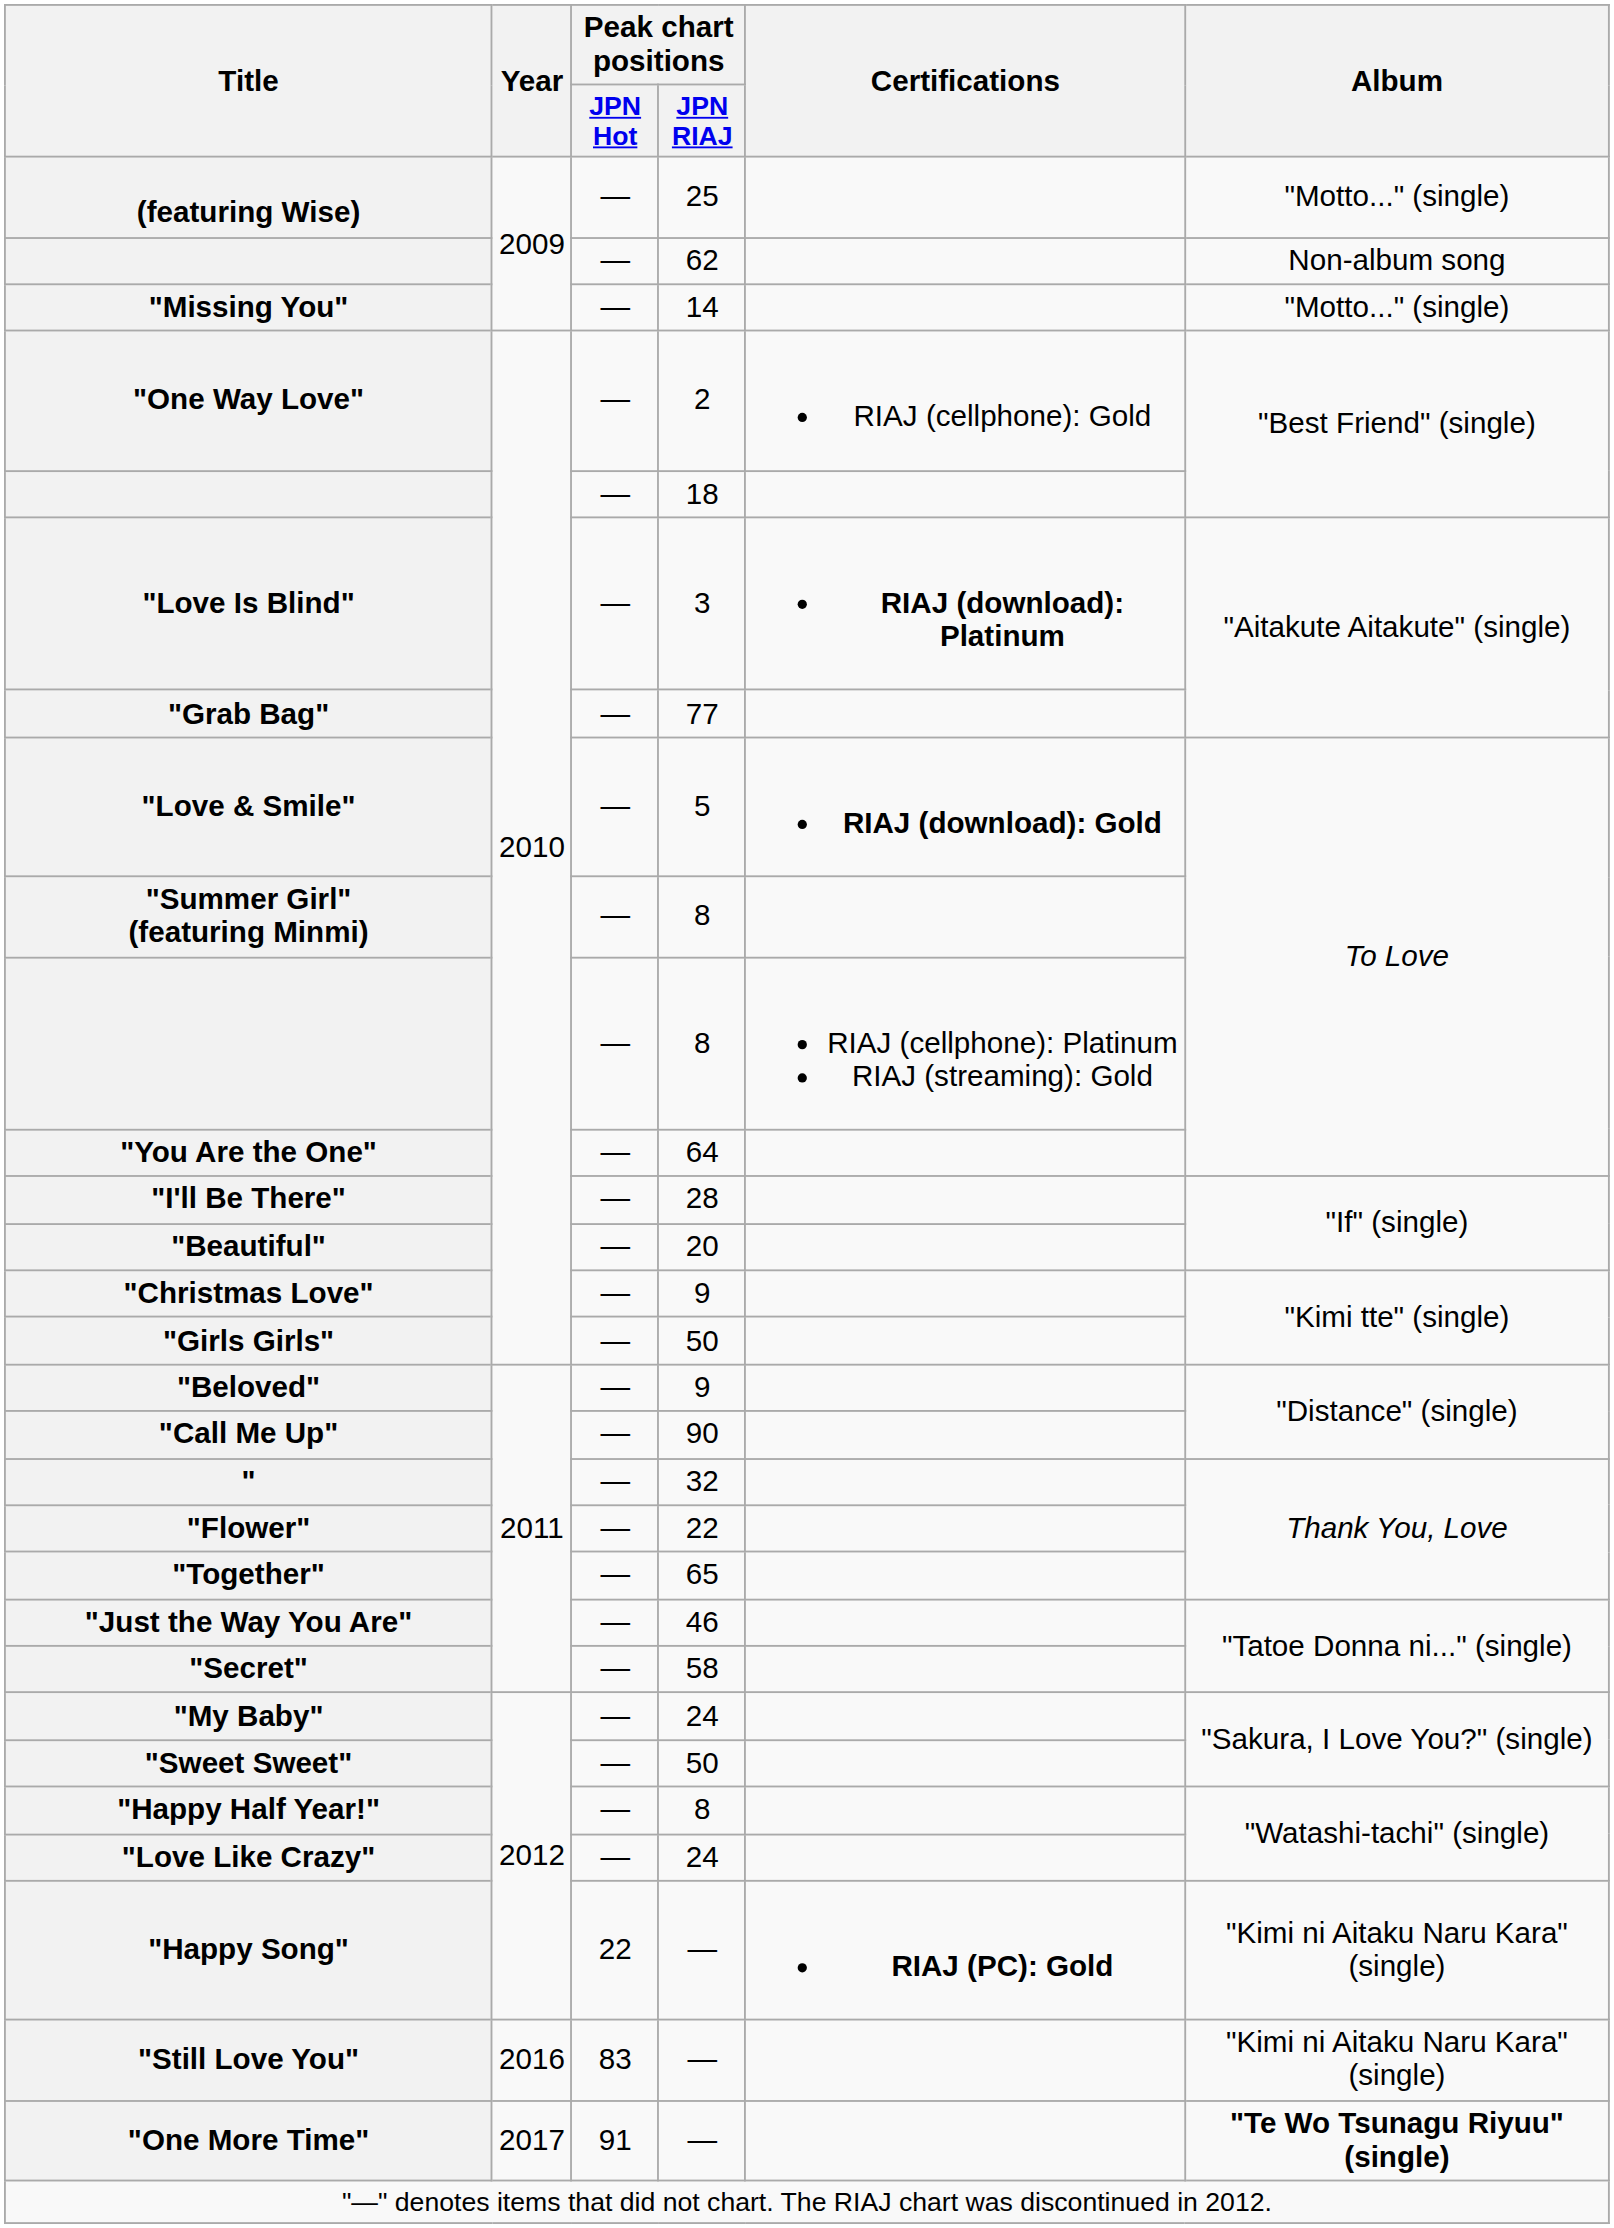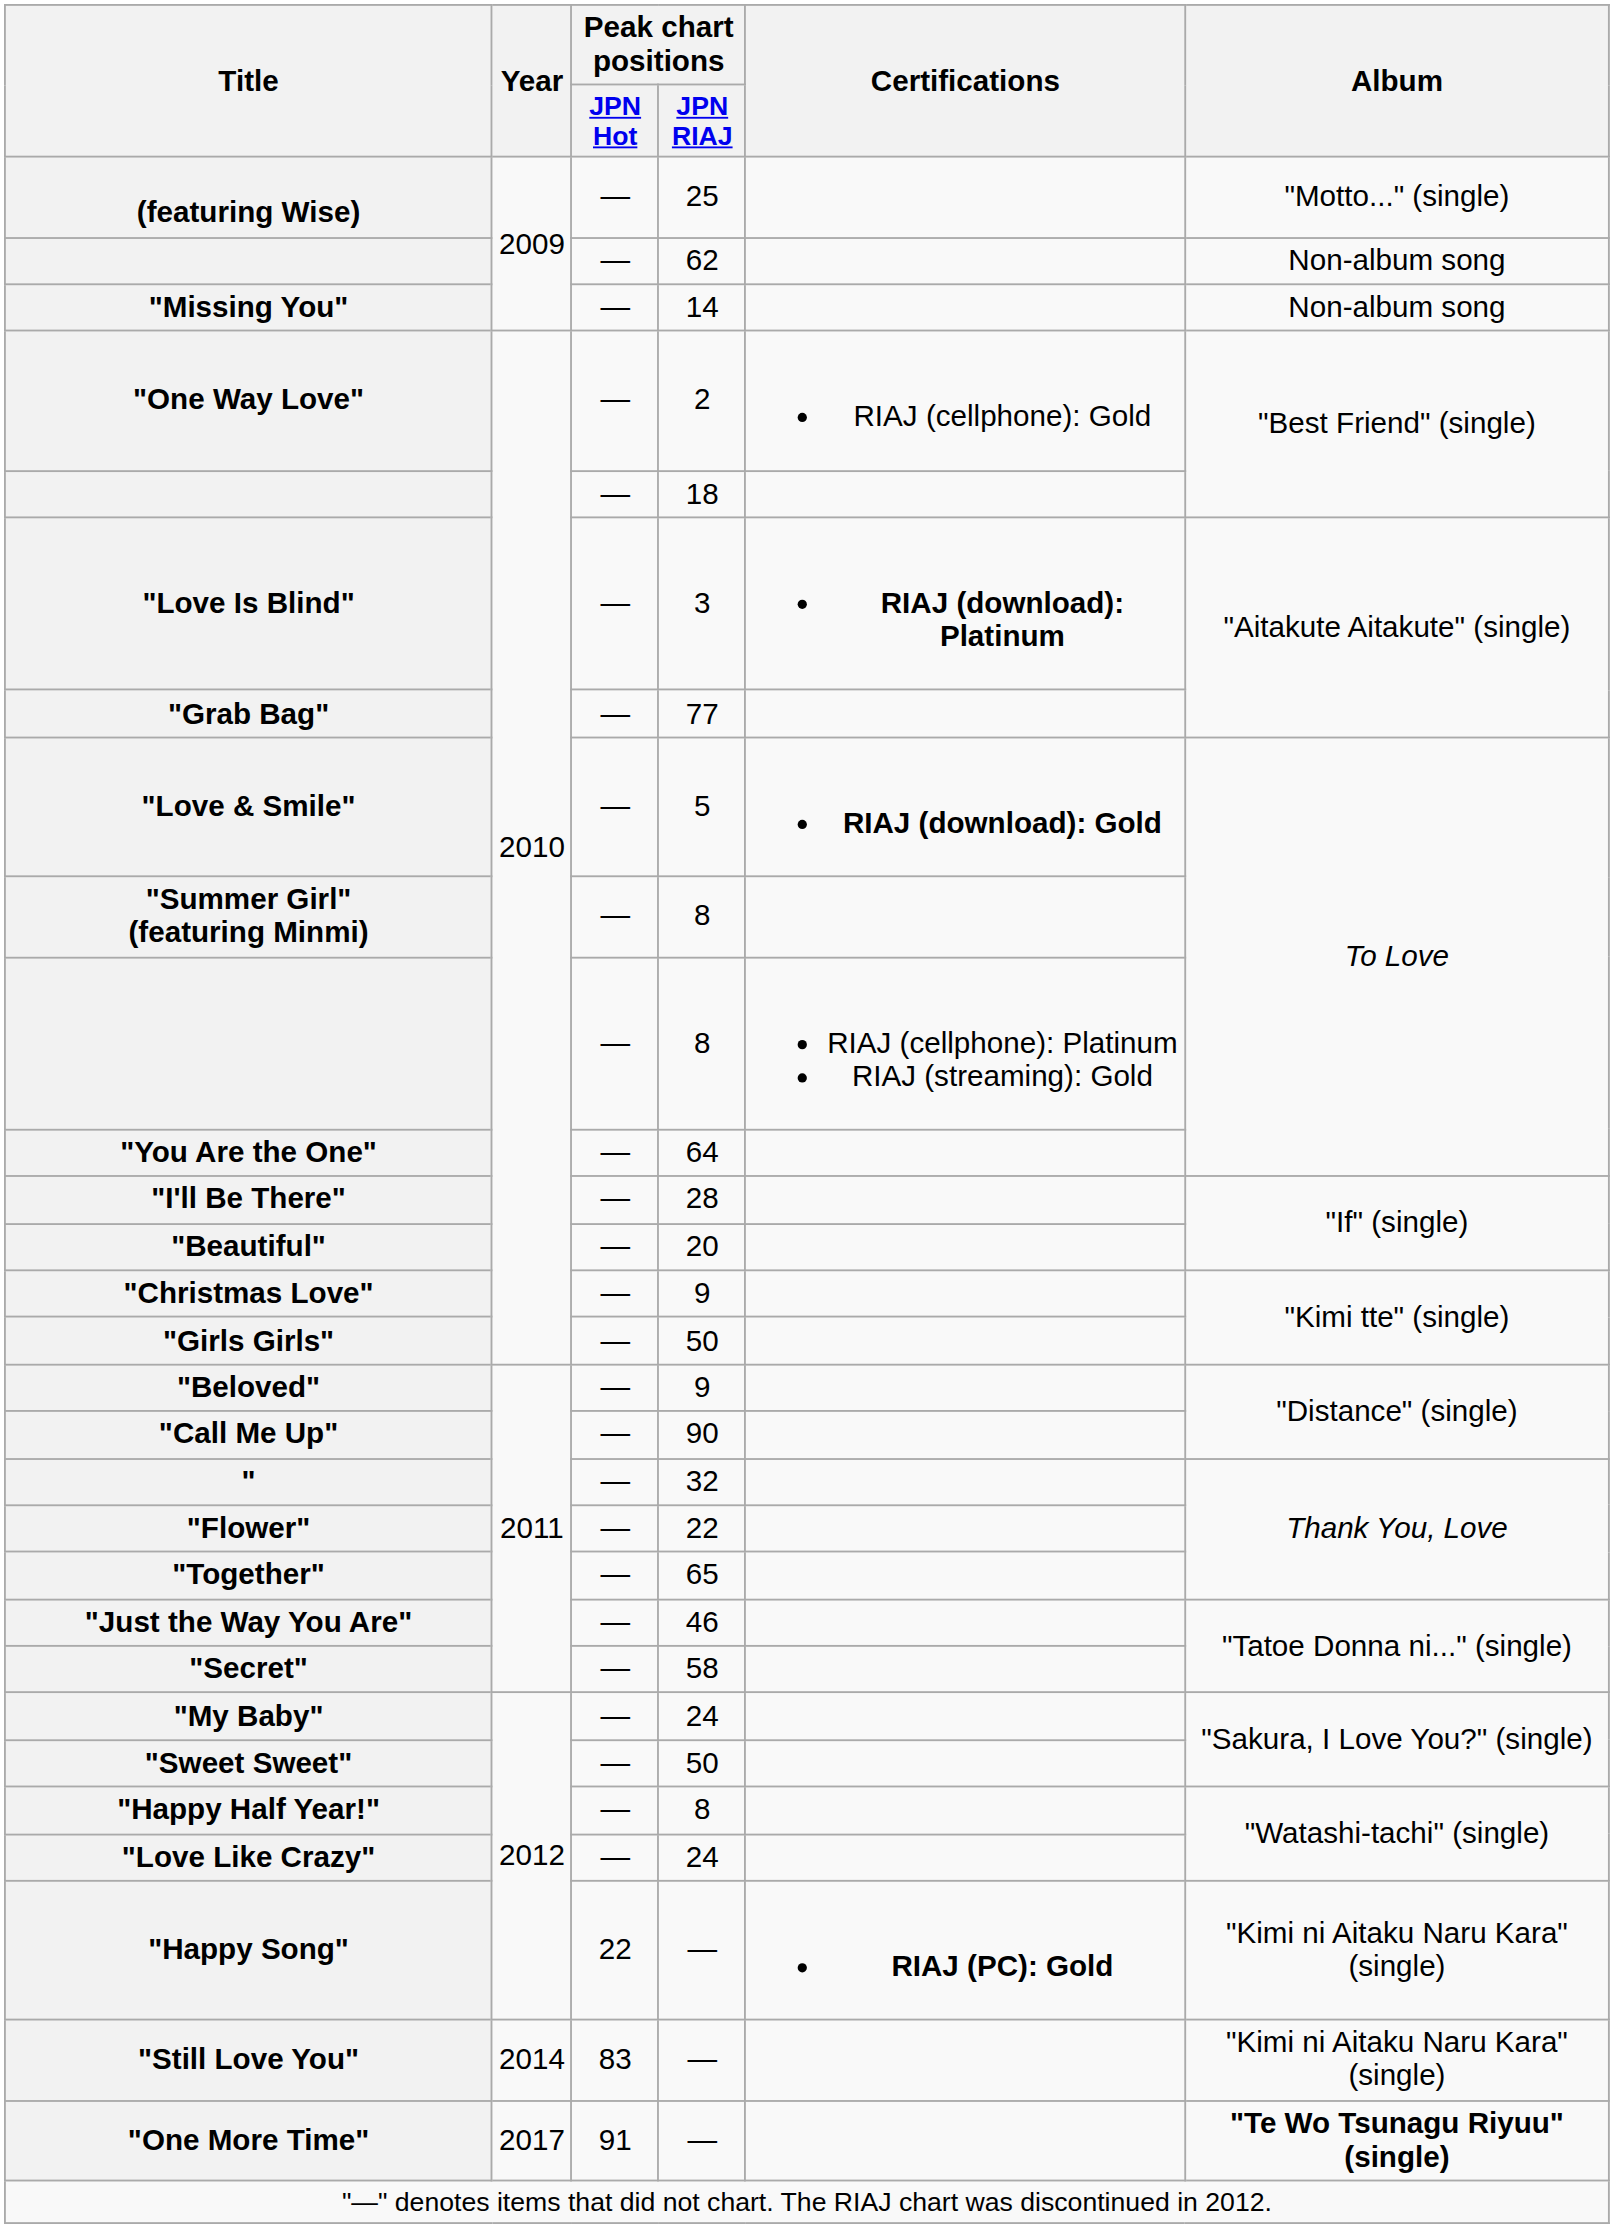(1397, 307) "Motto..." (single) -> (1397, 307) Non-album song
(532, 2059) 2016 -> (532, 2059) 2014
